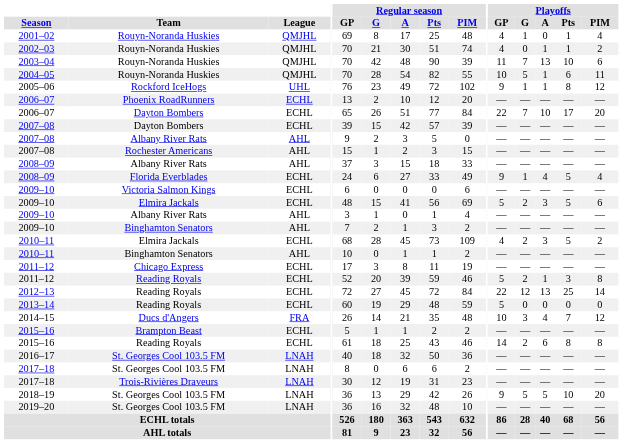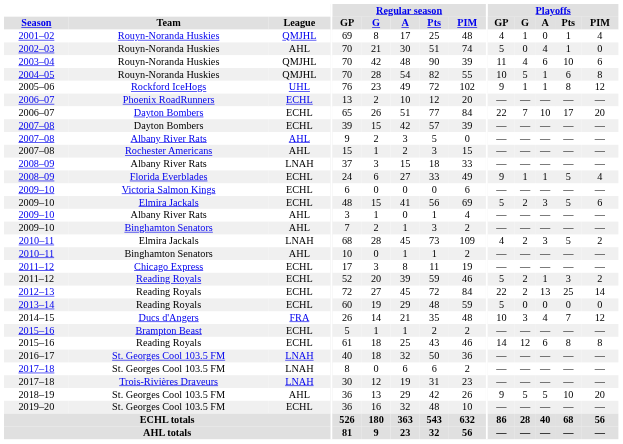(299, 48) QMJHL -> (299, 48) AHL
(501, 48) 4 -> (501, 48) 5
(545, 48) 1 -> (545, 48) 4
(600, 48) 2 -> (600, 48) 0
(525, 61) 7 -> (525, 61) 4
(545, 61) 13 -> (545, 61) 6
(600, 74) 11 -> (600, 74) 8
(299, 164) AHL -> (299, 164) LNAH
(545, 176) 4 -> (545, 176) 1
(299, 240) ECHL -> (299, 240) LNAH
(600, 279) 8 -> (600, 279) 2
(525, 292) 12 -> (525, 292) 2
(525, 343) 2 -> (525, 343) 12
(299, 394) LNAH -> (299, 394) AHL
(299, 407) LNAH -> (299, 407) ECHL
